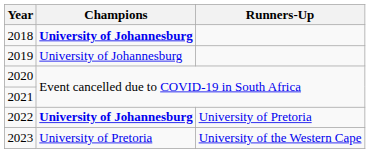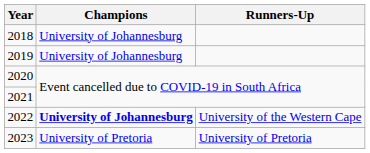(116, 35) bold -> (111, 35) normal
(255, 117) University of Pretoria -> (280, 117) University of the Western Cape
(280, 138) University of the Western Cape -> (255, 138) University of Pretoria
